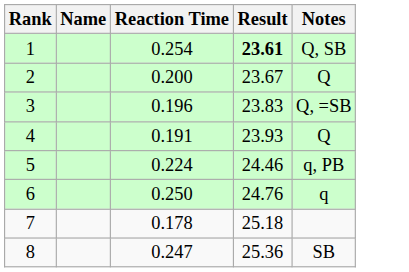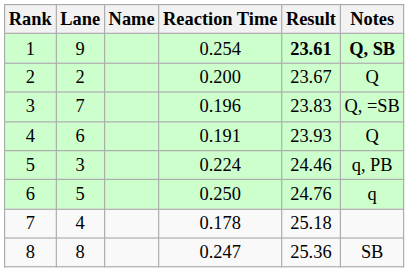+ column: (80, 19)
(324, 48) normal -> (372, 48) bold
